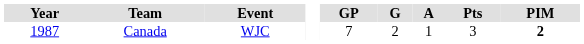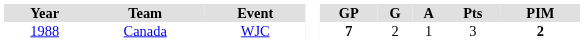(45, 31) 1987 -> (45, 31) 1988
(349, 31) normal -> (349, 31) bold
